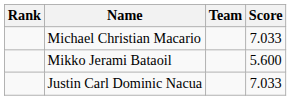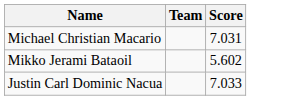- column: (24, 15)
(266, 38) 7.033 -> (226, 38) 7.031
(266, 60) 5.600 -> (226, 60) 5.602
